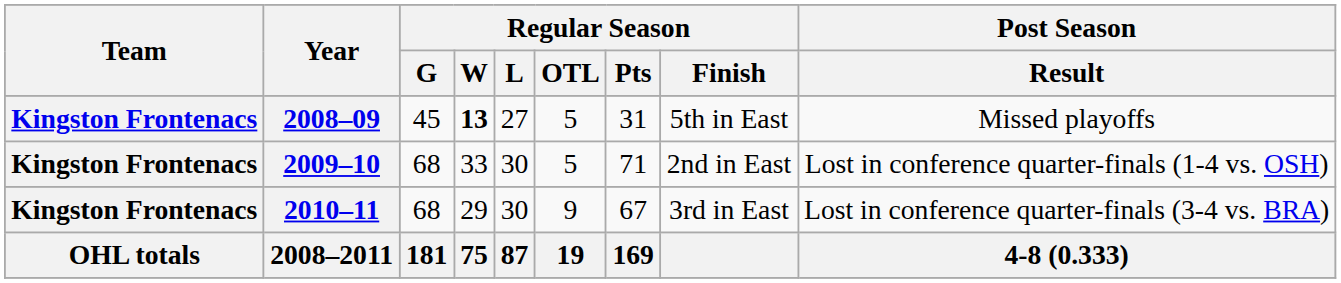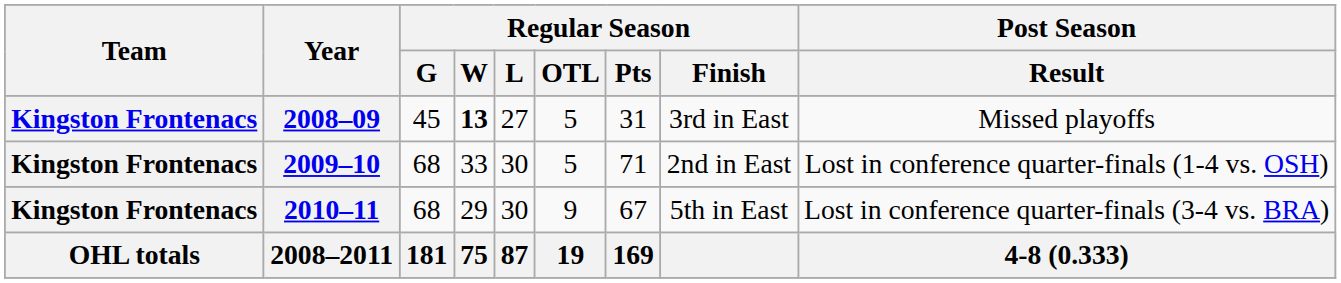(729, 118) 5th in East -> (729, 118) 3rd in East
(729, 209) 3rd in East -> (729, 209) 5th in East
